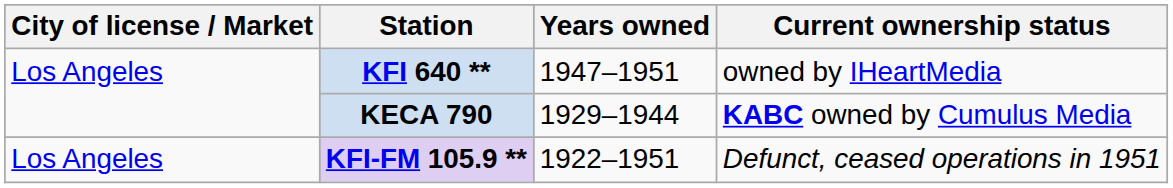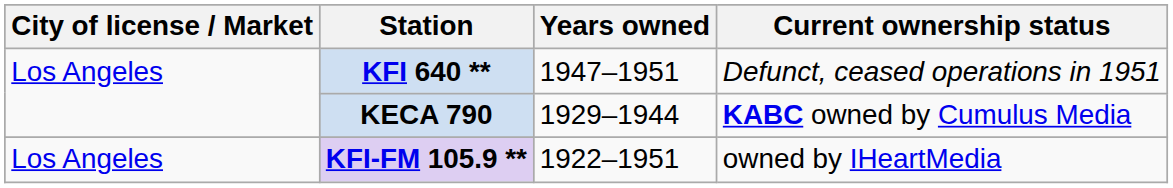(862, 70) owned by IHeartMedia -> (942, 70) Defunct, ceased operations in 1951
(942, 159) Defunct, ceased operations in 1951 -> (862, 159) owned by IHeartMedia
